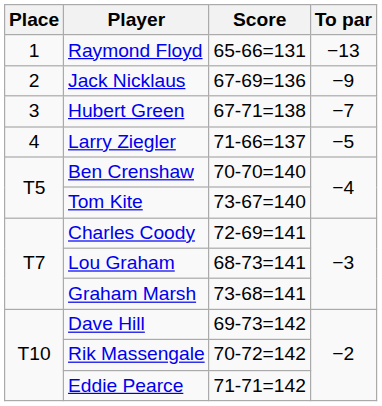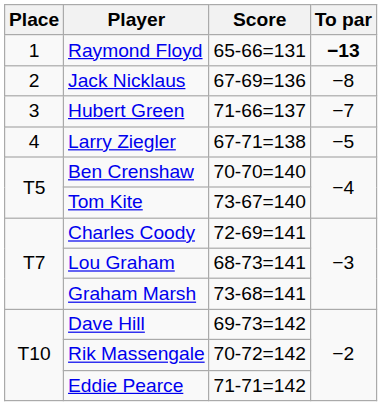(343, 50) normal -> (343, 50) bold
(343, 80) −9 -> (343, 80) −8
(260, 111) 67-71=138 -> (260, 111) 71-66=137
(260, 141) 71-66=137 -> (260, 141) 67-71=138
